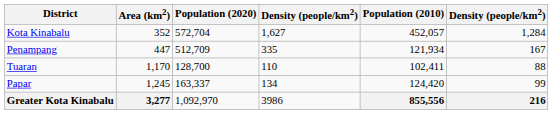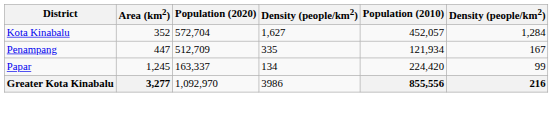- row: (22, 66)
(427, 83) 124,420 -> (427, 66) 224,420
